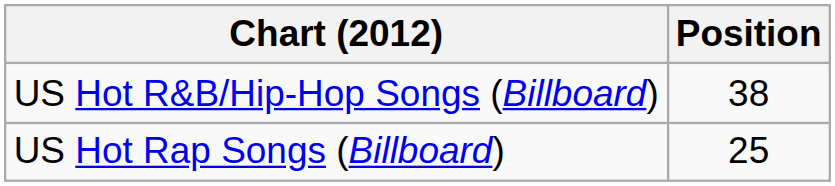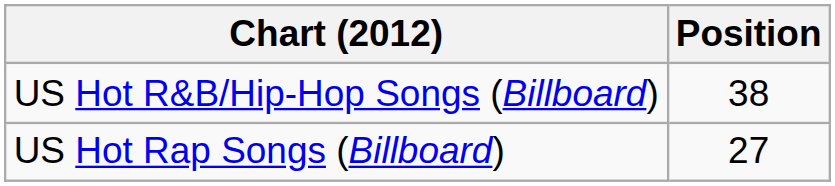(749, 151) 25 -> (749, 151) 27
